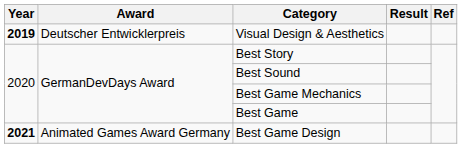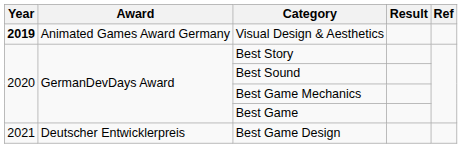(113, 34) Deutscher Entwicklerpreis -> (135, 34) Animated Games Award Germany
(21, 133) bold -> (21, 133) normal
(135, 133) Animated Games Award Germany -> (113, 133) Deutscher Entwicklerpreis
